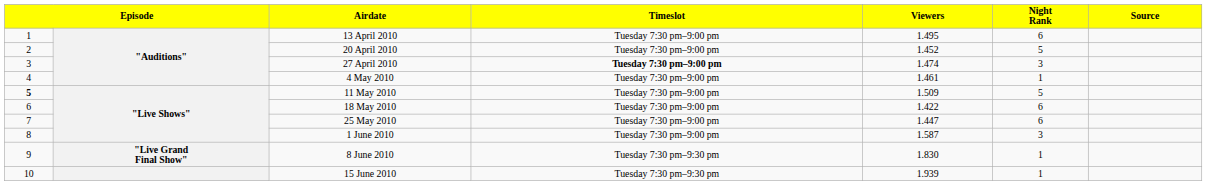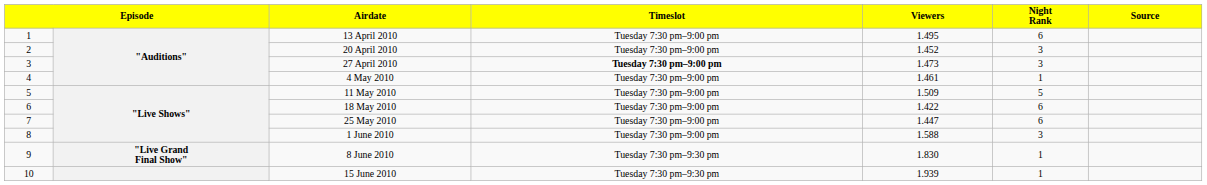(1040, 49) 5 -> (1040, 49) 3
(928, 64) 1.474 -> (928, 64) 1.473
(29, 92) bold -> (29, 92) normal
(928, 135) 1.587 -> (928, 135) 1.588
